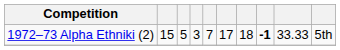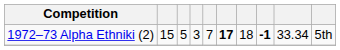(226, 34) normal -> (226, 34) bold
(293, 34) 33.33 -> (293, 34) 33.34
